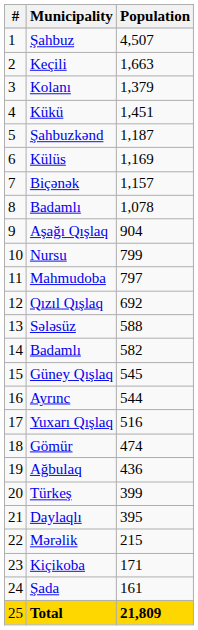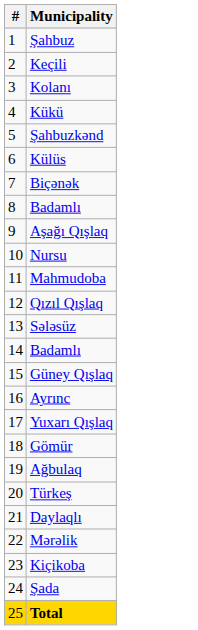- column: (155, 16)
